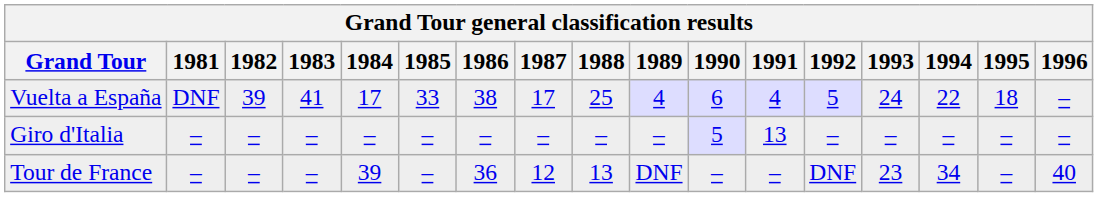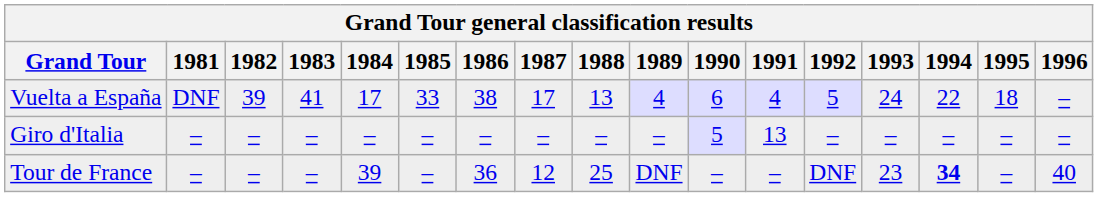(601, 97) 25 -> (601, 97) 13
(601, 172) 13 -> (601, 172) 25
(948, 172) normal -> (948, 172) bold
